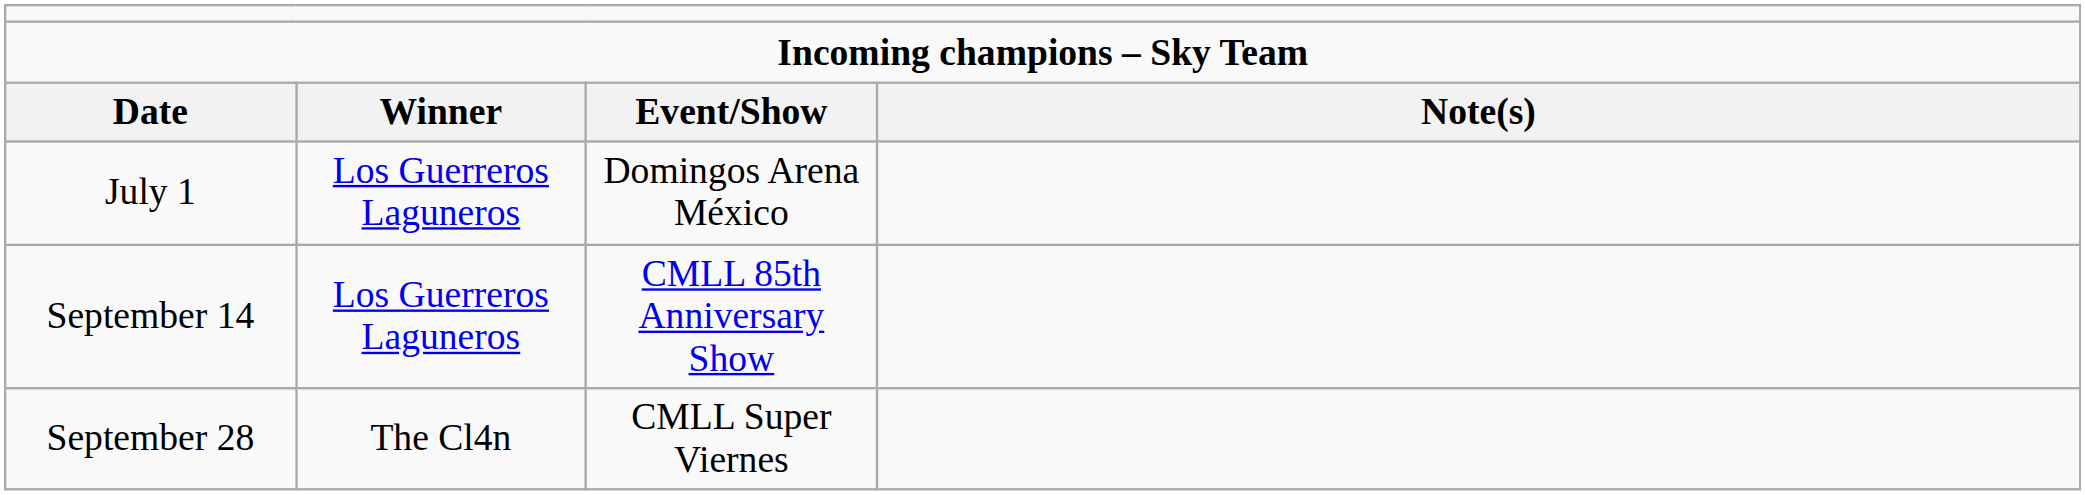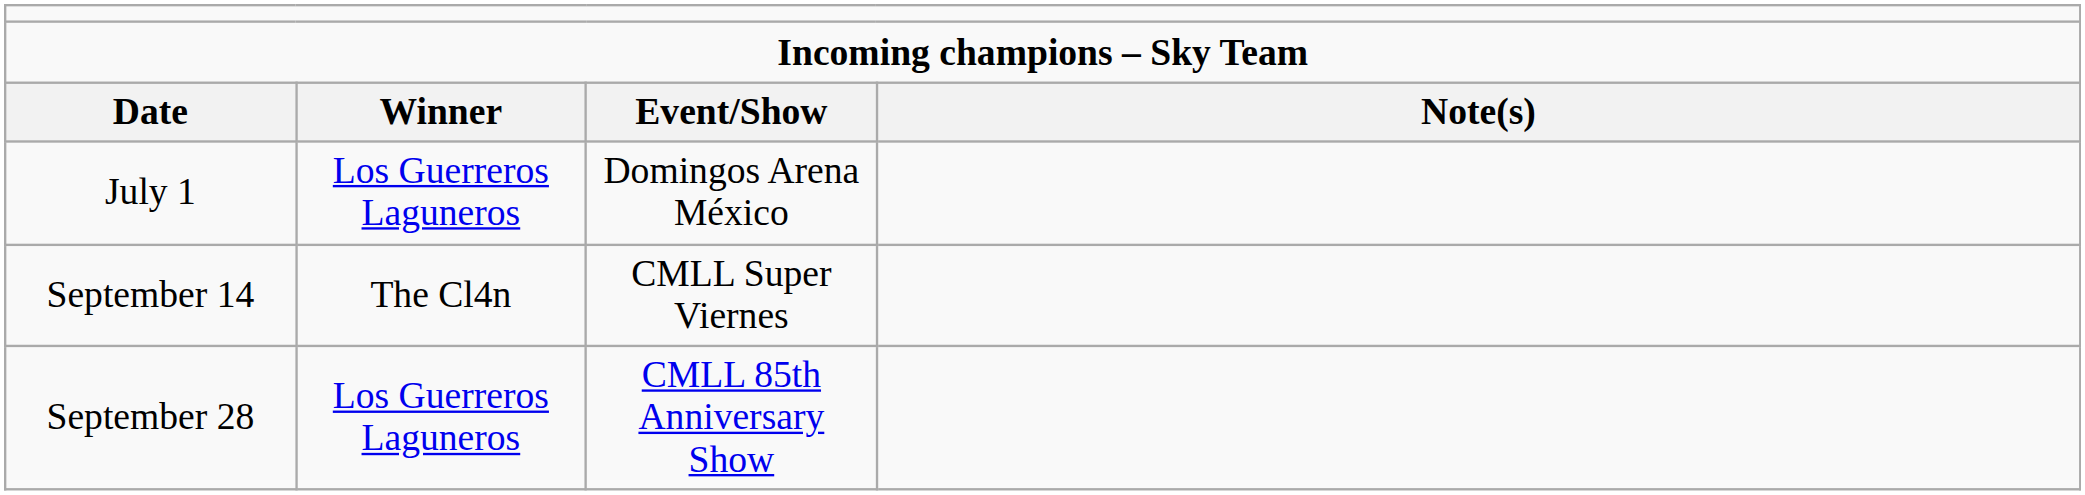(441, 315) Los Guerreros Laguneros -> (441, 293) The Cl4n
(731, 315) CMLL 85th Anniversary Show -> (731, 293) CMLL Super Viernes
(441, 438) The Cl4n -> (441, 417) Los Guerreros Laguneros
(731, 438) CMLL Super Viernes -> (731, 417) CMLL 85th Anniversary Show
